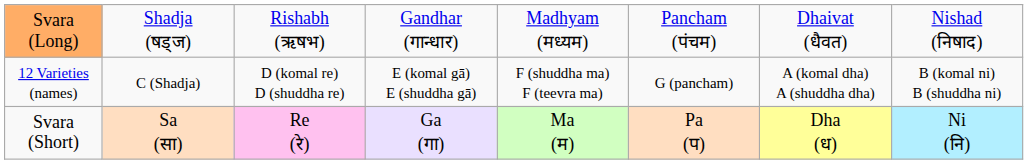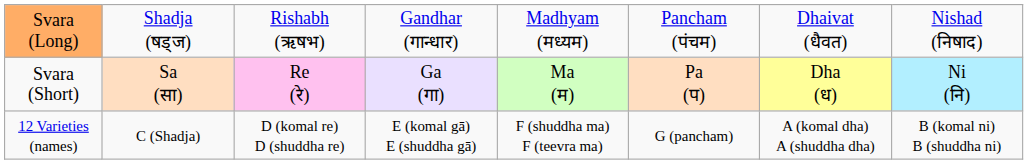rows swapped: (53, 132) <-> (53, 82)
